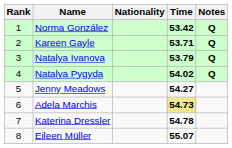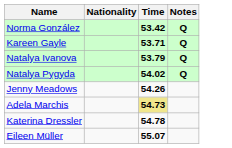- column: (18, 12)
(181, 89) 54.27 -> (153, 89) 54.26
